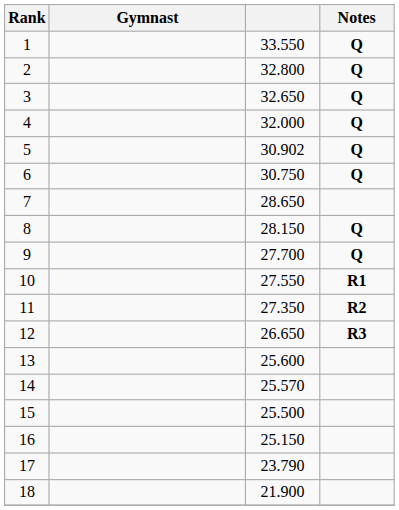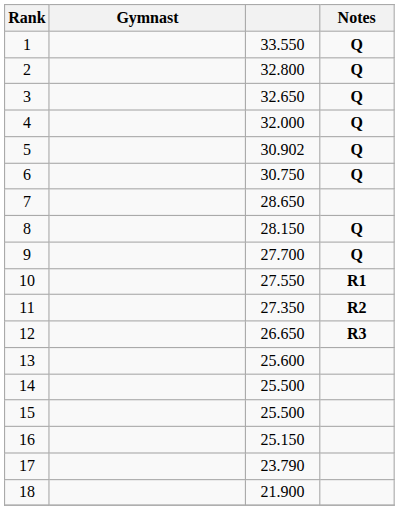(283, 387) 25.570 -> (283, 387) 25.500
